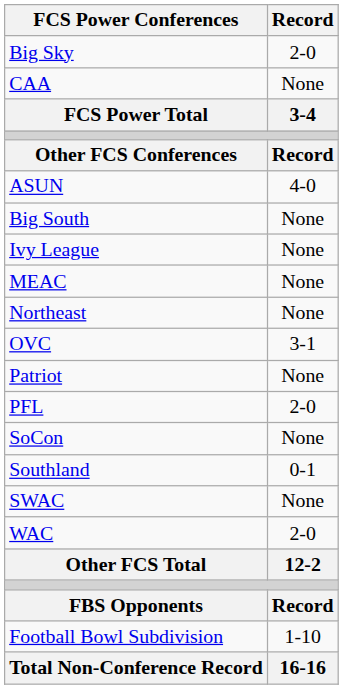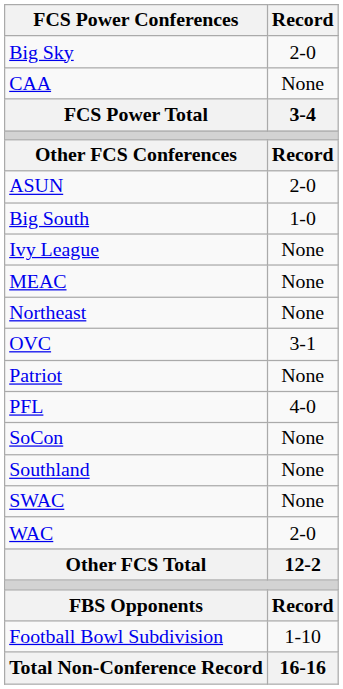(303, 186) 4-0 -> (303, 186) 2-0
(303, 218) None -> (303, 218) 1-0
(303, 406) 2-0 -> (303, 406) 4-0
(303, 469) 0-1 -> (303, 469) None
